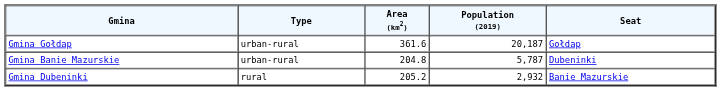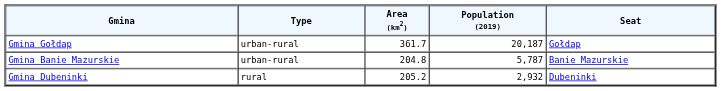(413, 44) 361.6 -> (413, 44) 361.7
(573, 61) Dubeninki -> (589, 61) Banie Mazurskie
(589, 77) Banie Mazurskie -> (573, 77) Dubeninki
